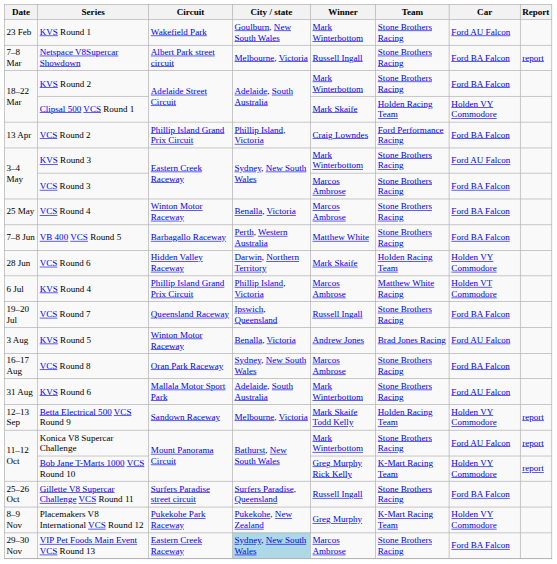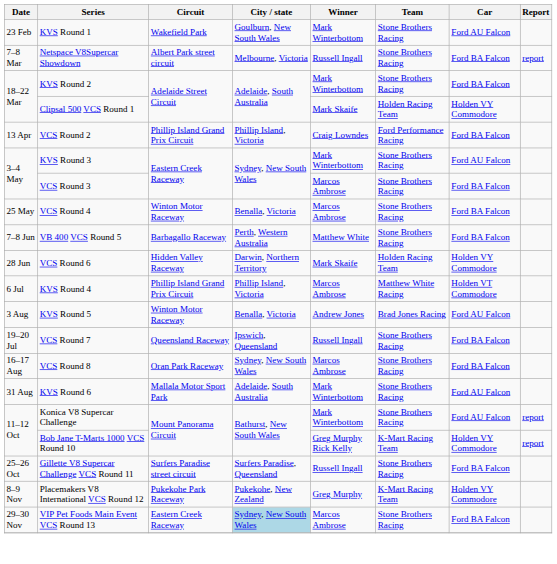rows swapped: (65, 315) <-> (65, 340)
- row: (86, 417)
